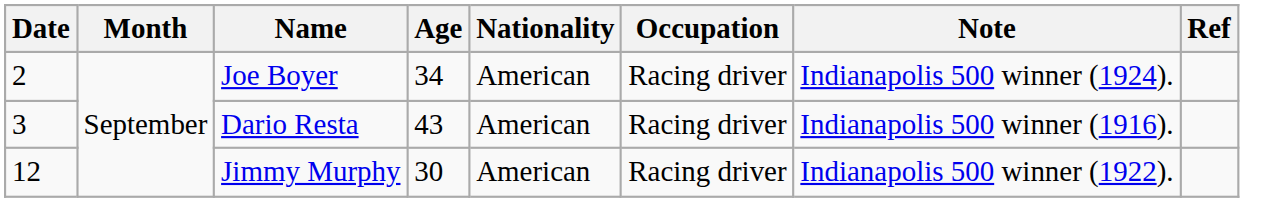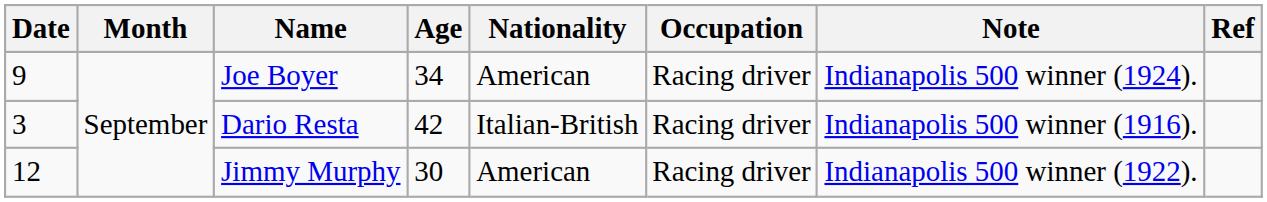(19, 75) 2 -> (19, 75) 9
(429, 123) 43 -> (429, 123) 42
(533, 123) American -> (557, 123) Italian-British
